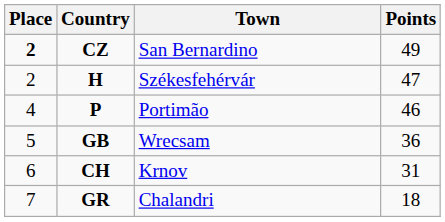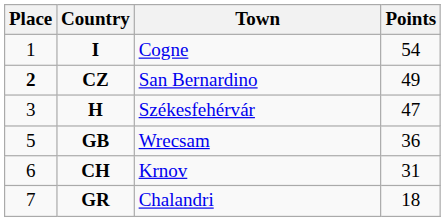+ row: (95, 49)
(31, 79) 2 -> (31, 110) 3
- row: (95, 110)
